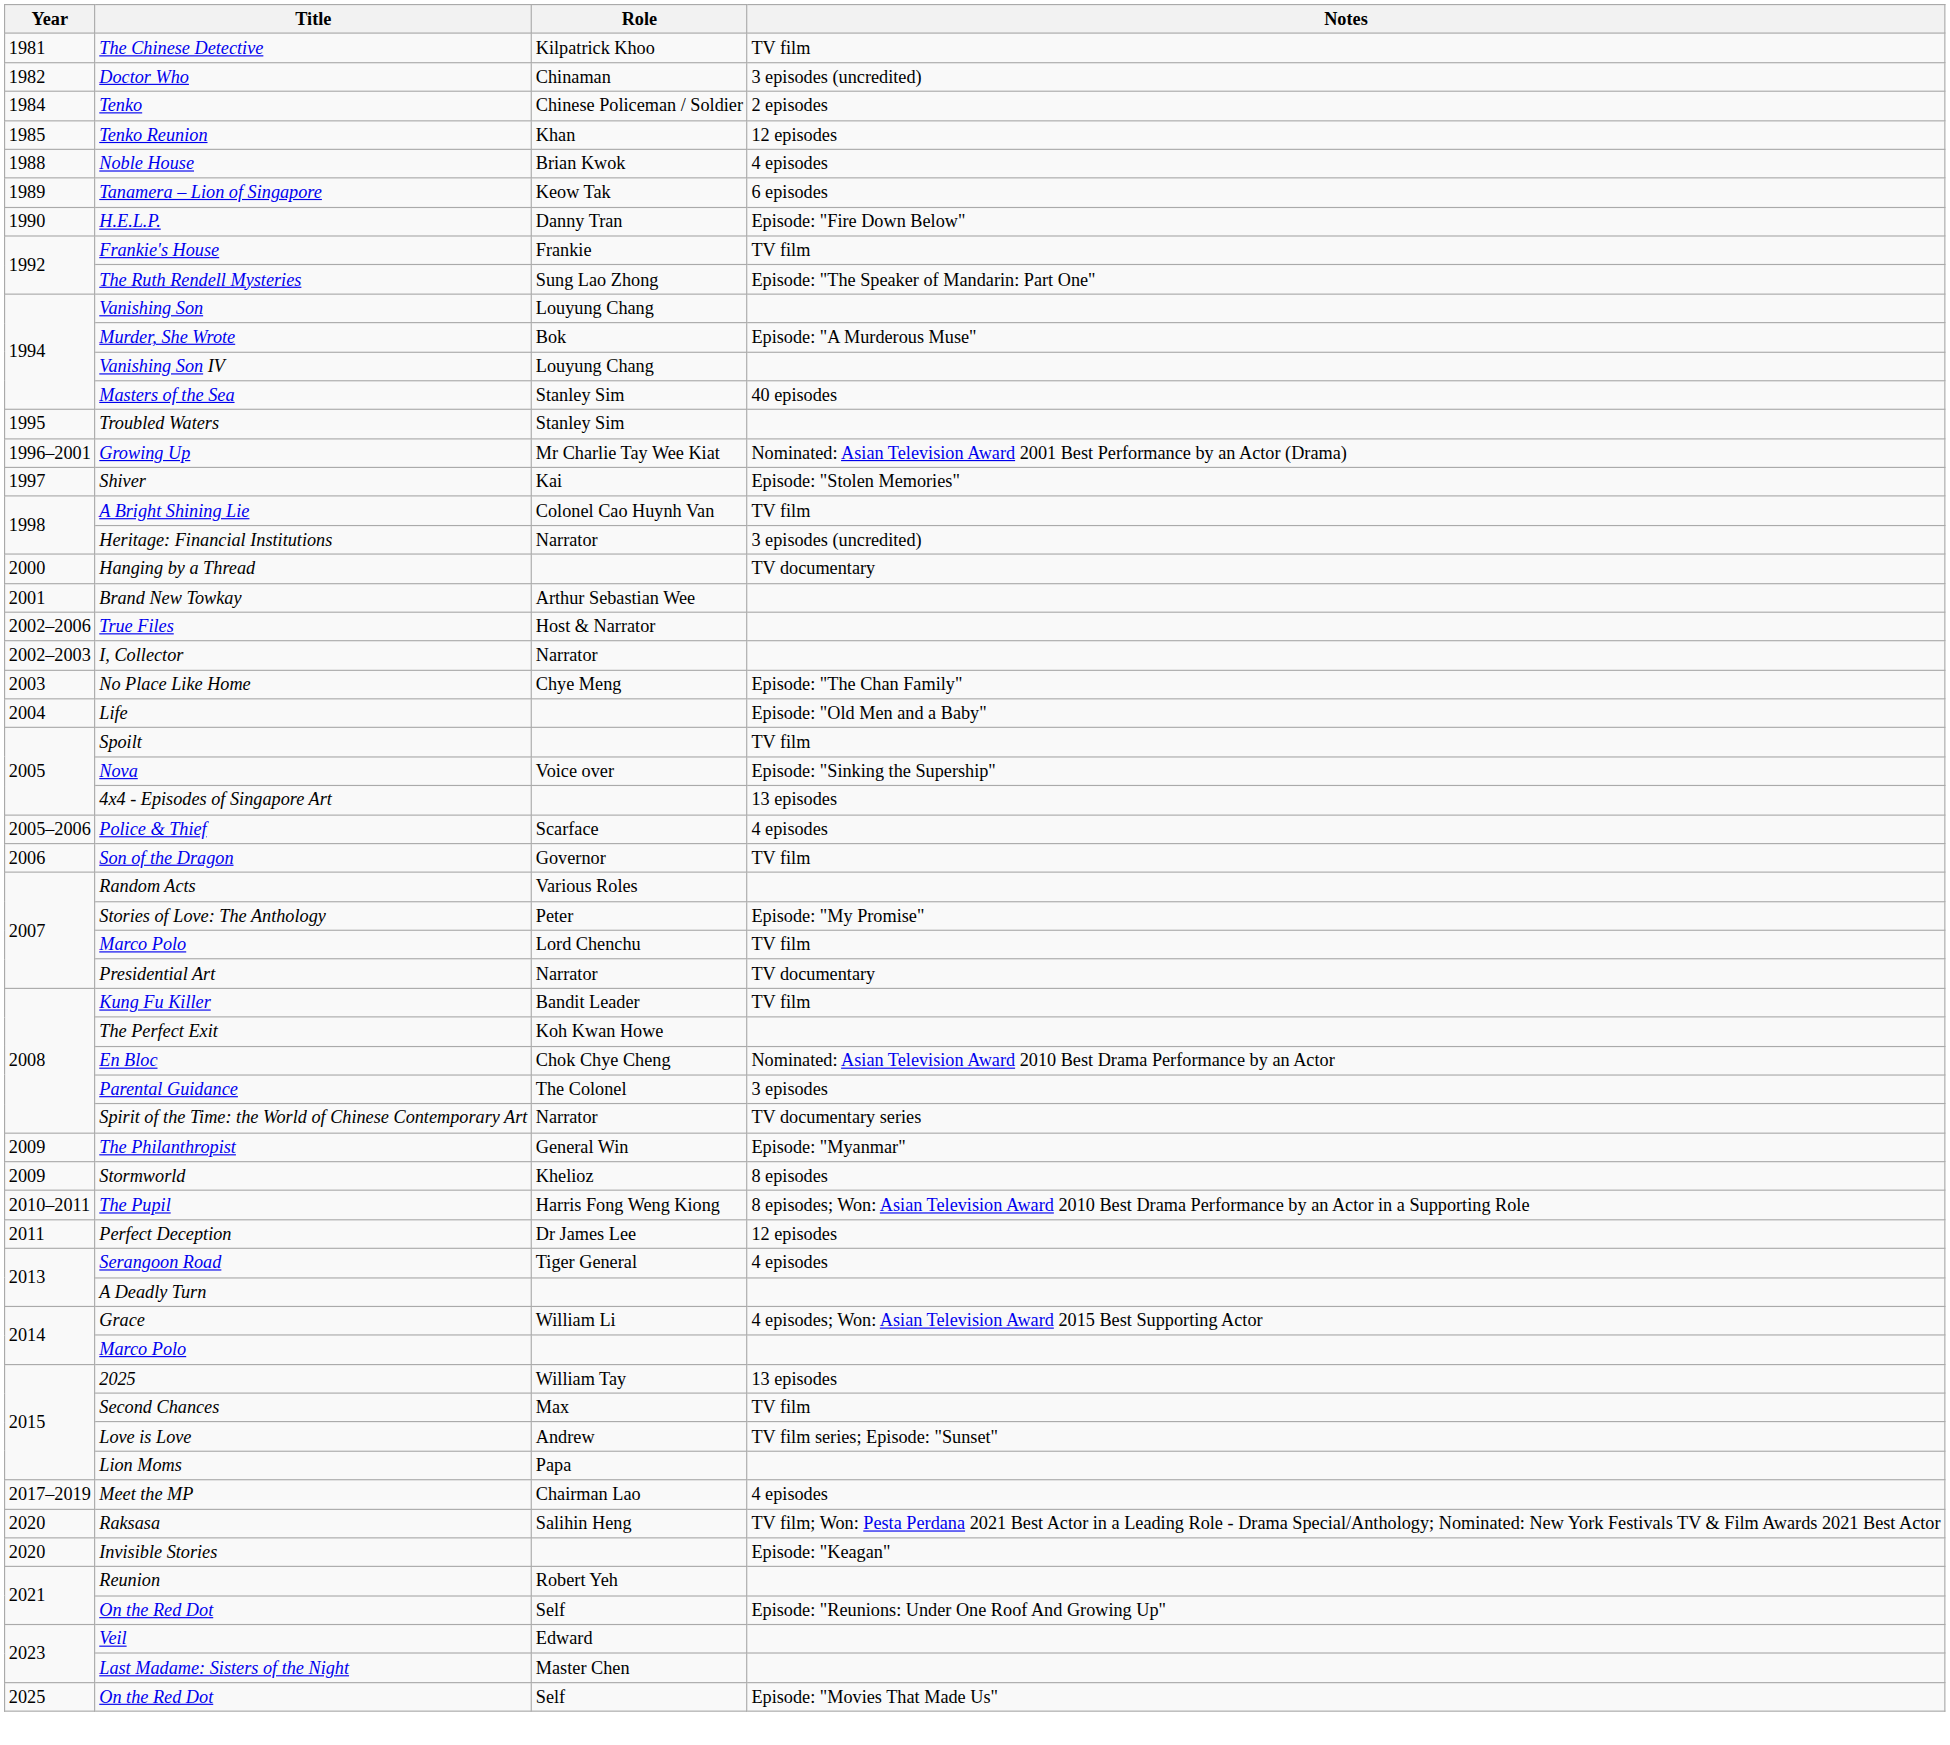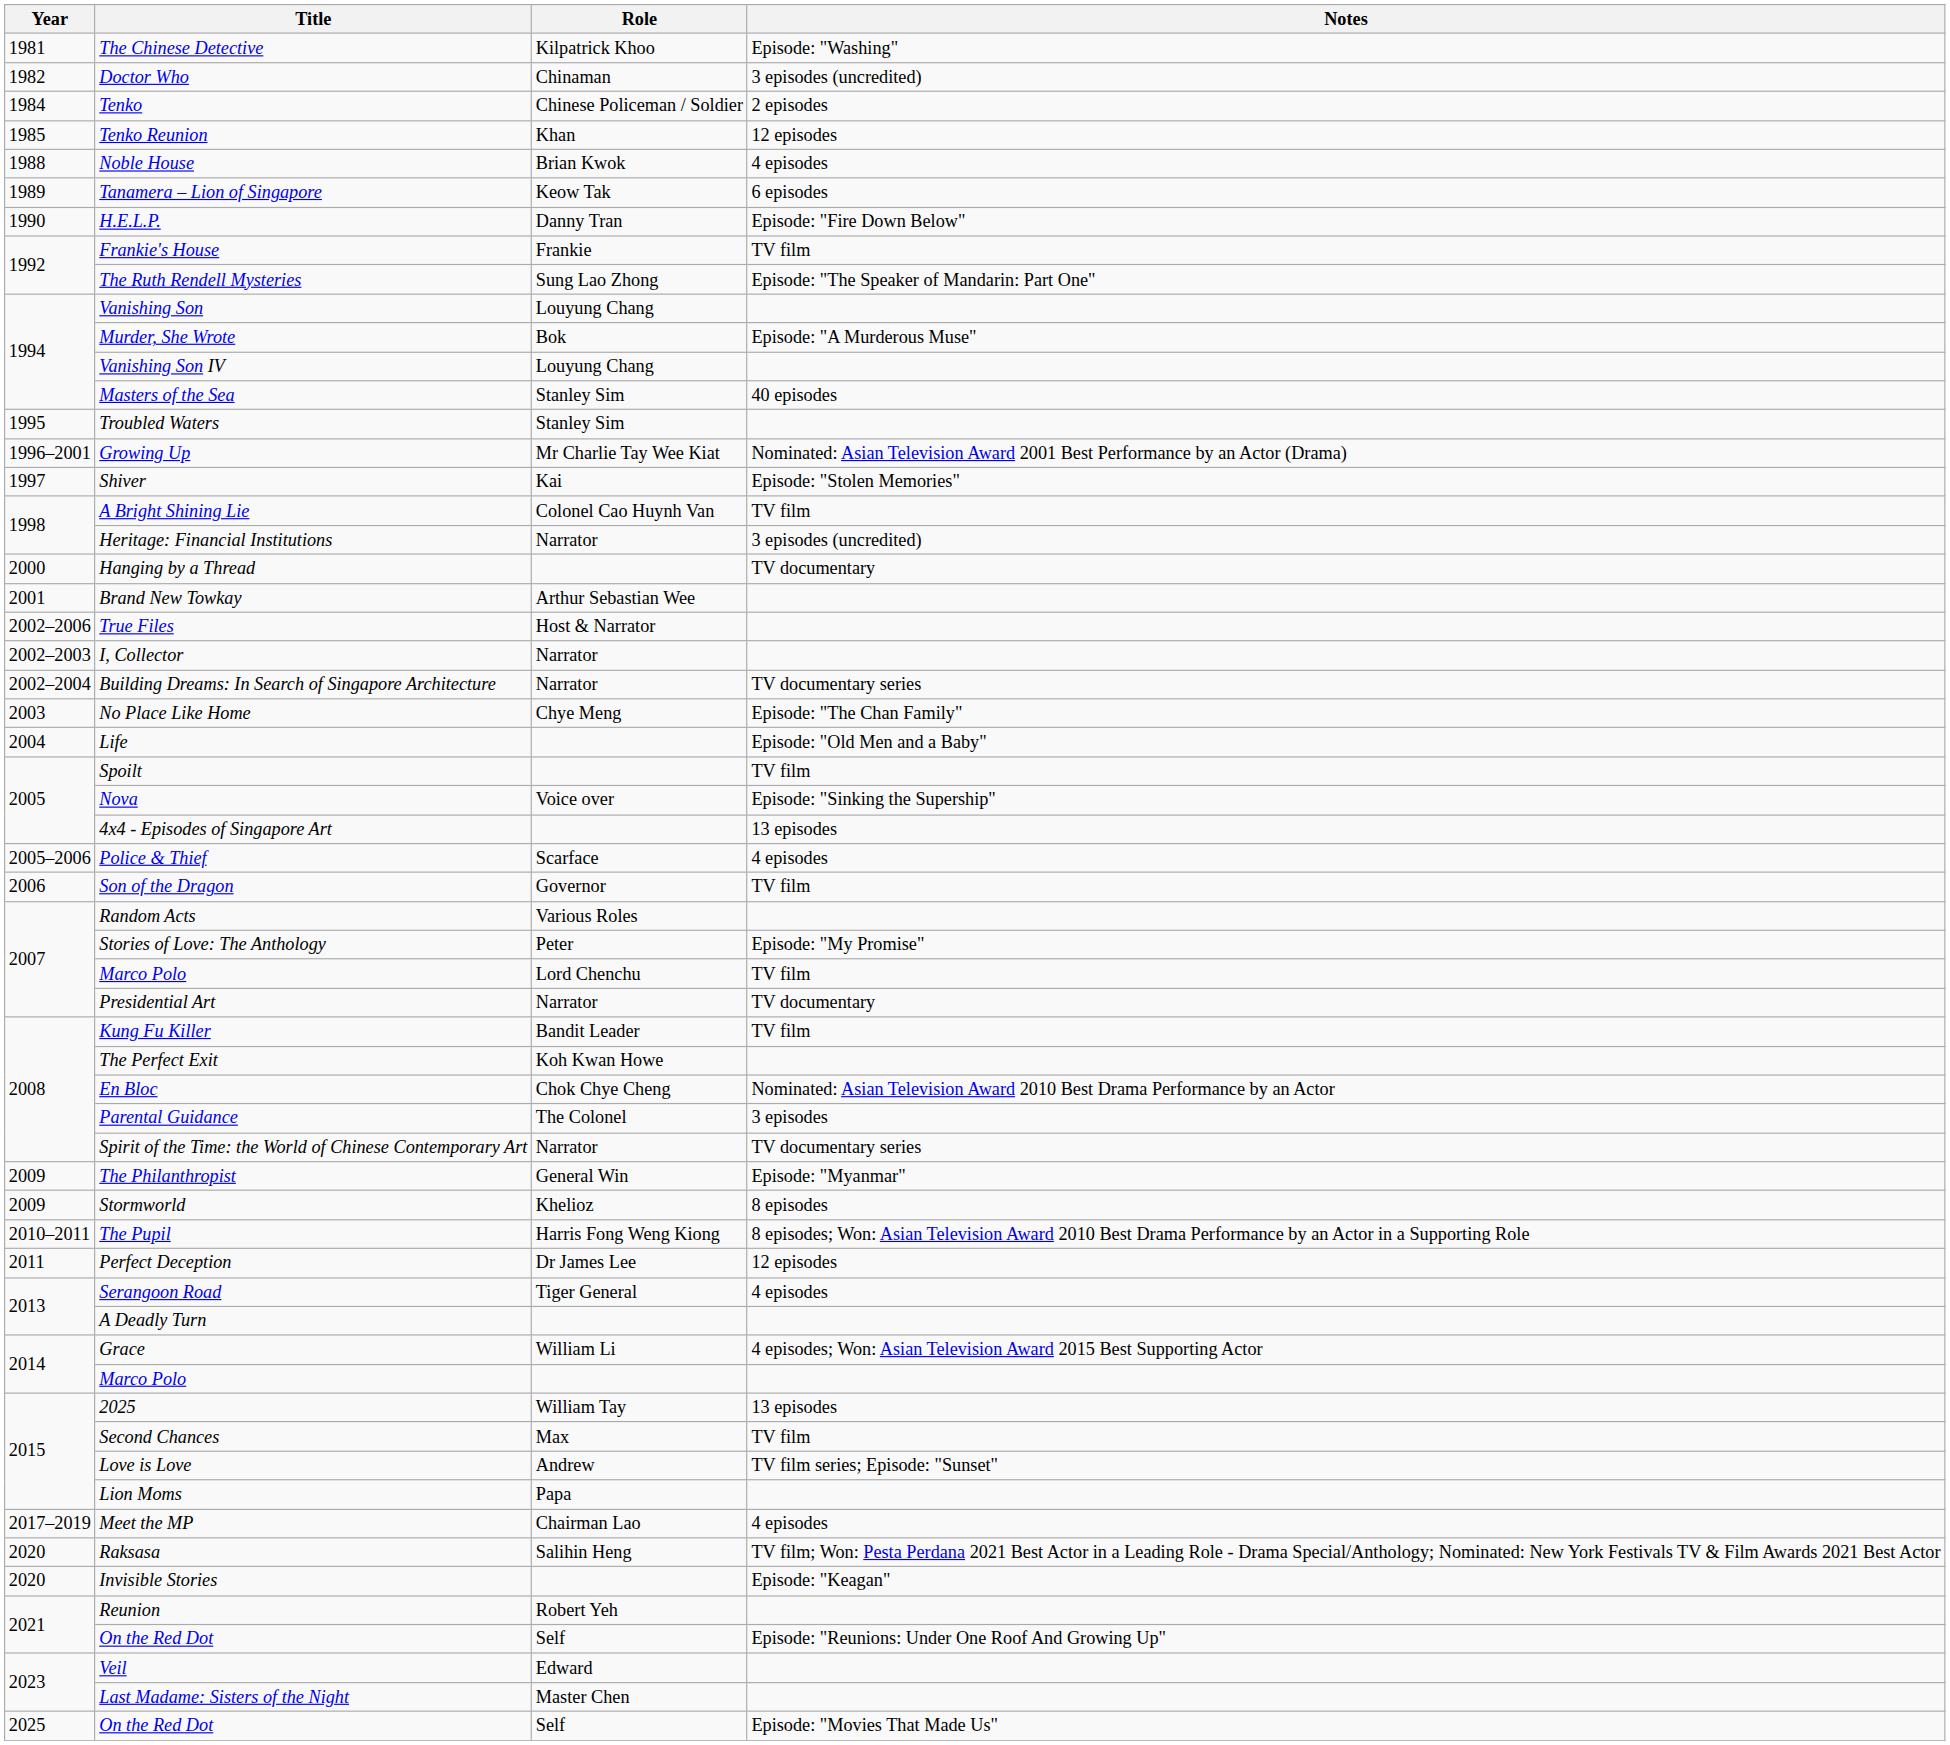(781, 47) TV film -> (825, 47) Episode: "Washing"
+ row: (50, 684)
